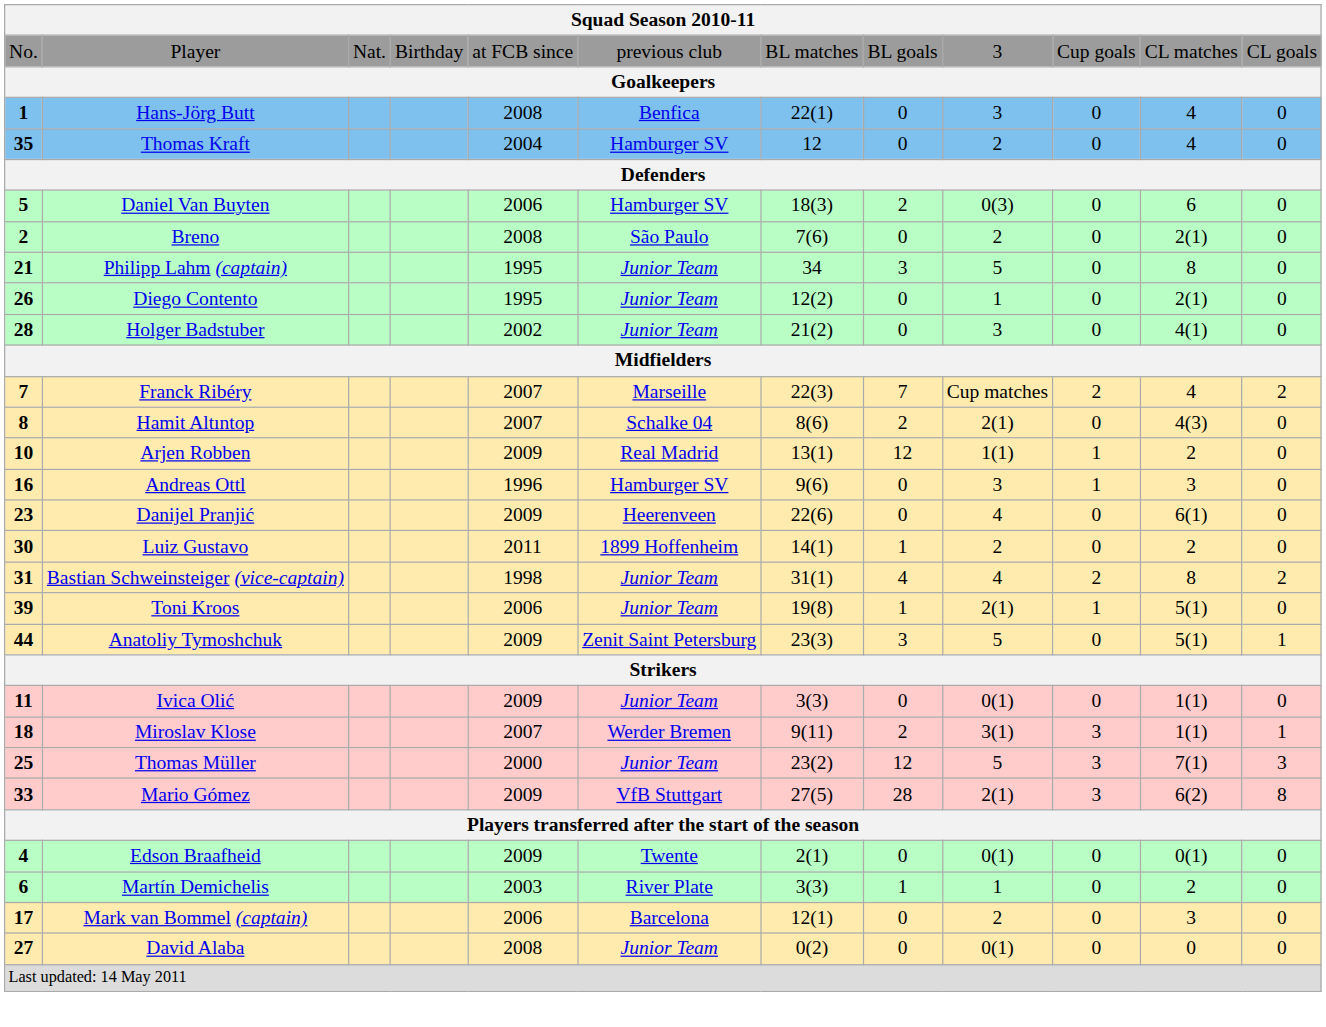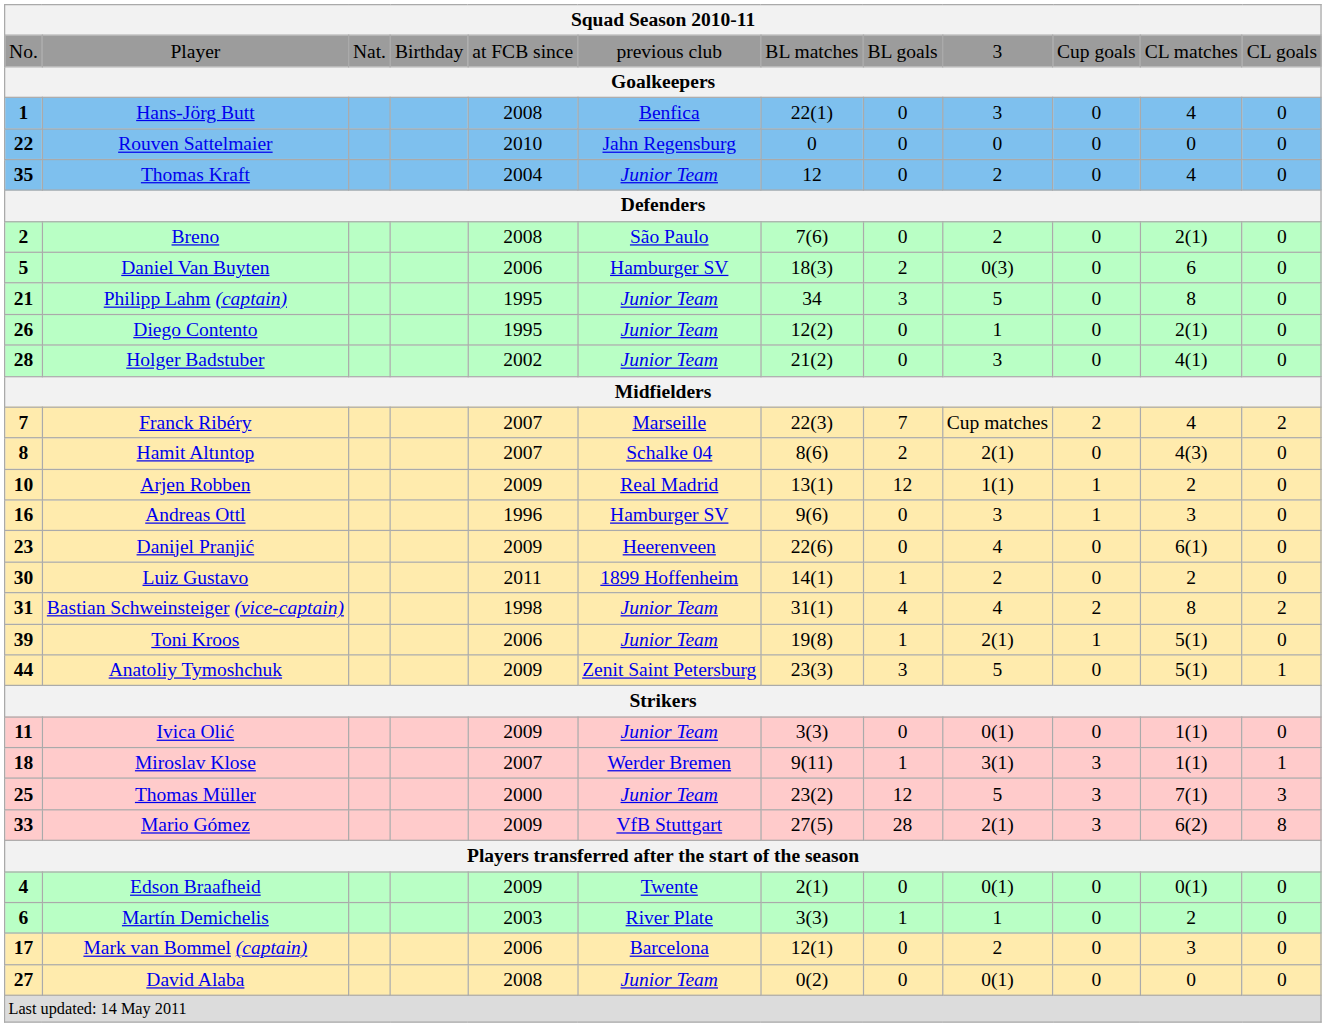+ row: (195, 143)
(669, 143) Hamburger SV -> (669, 174) Junior Team
rows swapped: (195, 236) <-> (195, 205)
(903, 732) 2 -> (903, 762) 1
